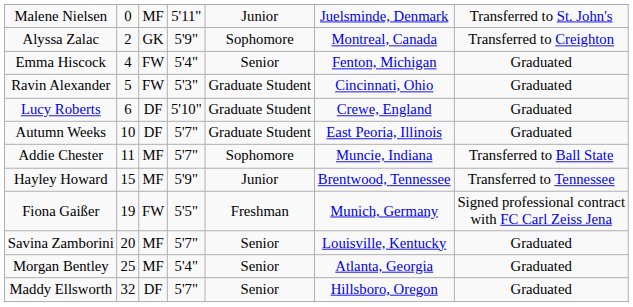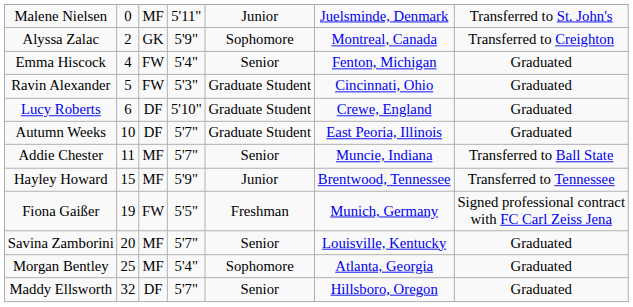(260, 156) Sophomore -> (260, 156) Senior
(260, 266) Senior -> (260, 266) Sophomore
